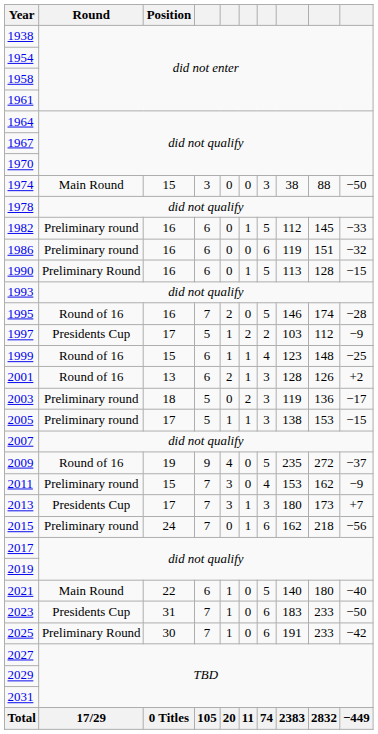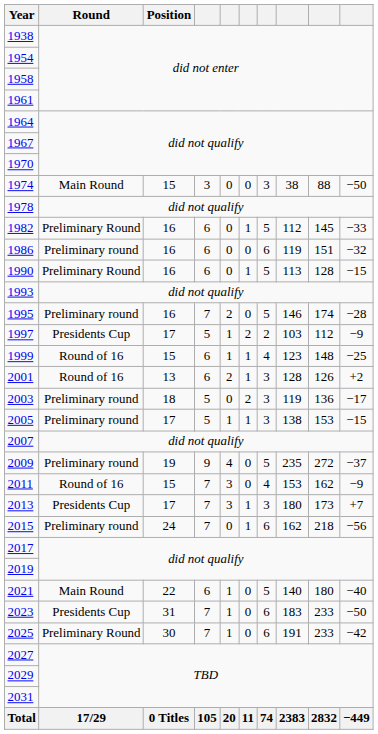(91, 227) Preliminary round -> (91, 227) Preliminary Round
(91, 313) Round of 16 -> (91, 313) Preliminary round
(91, 462) Round of 16 -> (91, 462) Preliminary round
(91, 483) Preliminary round -> (91, 483) Round of 16
